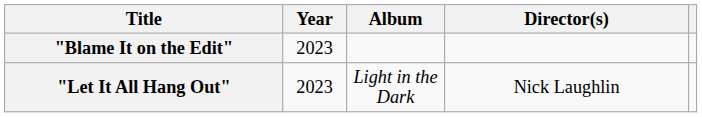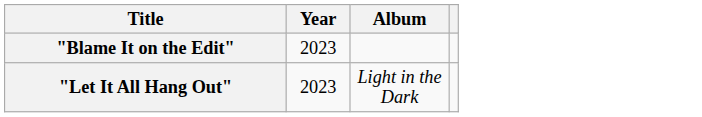- column: (567, 18)
